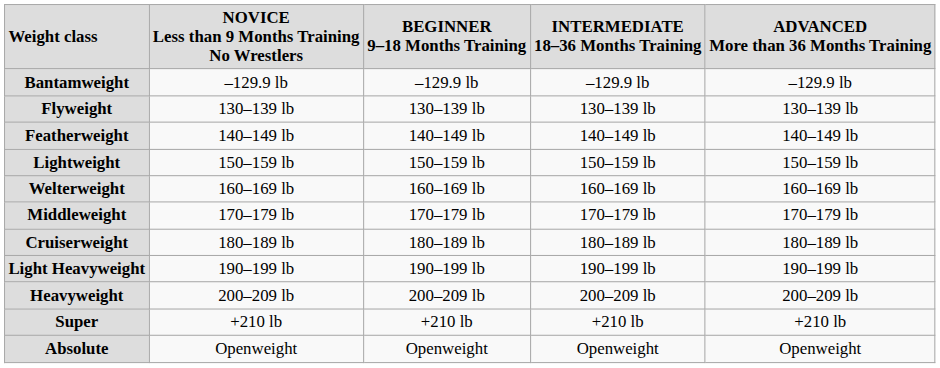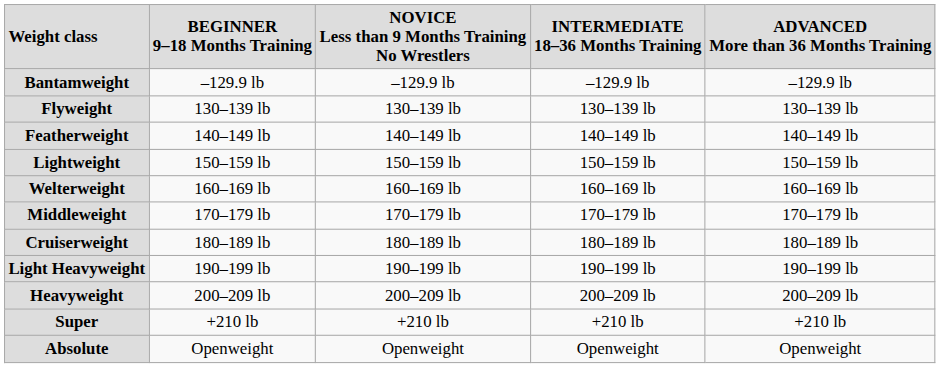columns swapped: (256, 36) <-> (447, 36)
